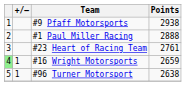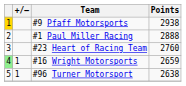(9, 24) no background -> (9, 24) gold background
(170, 49) 2761 -> (170, 49) 2760
